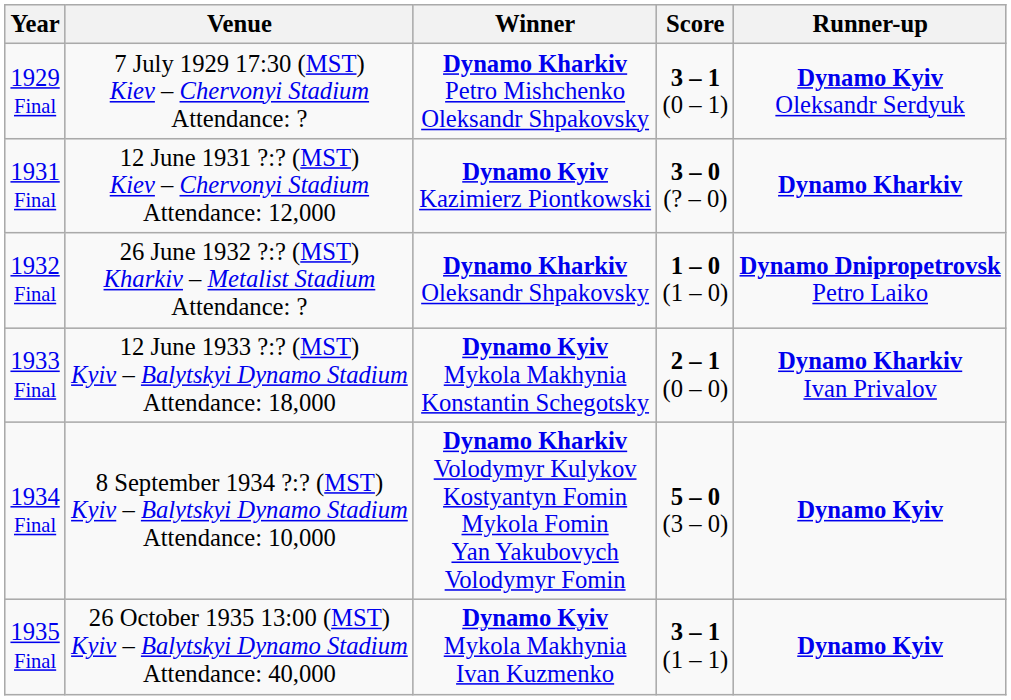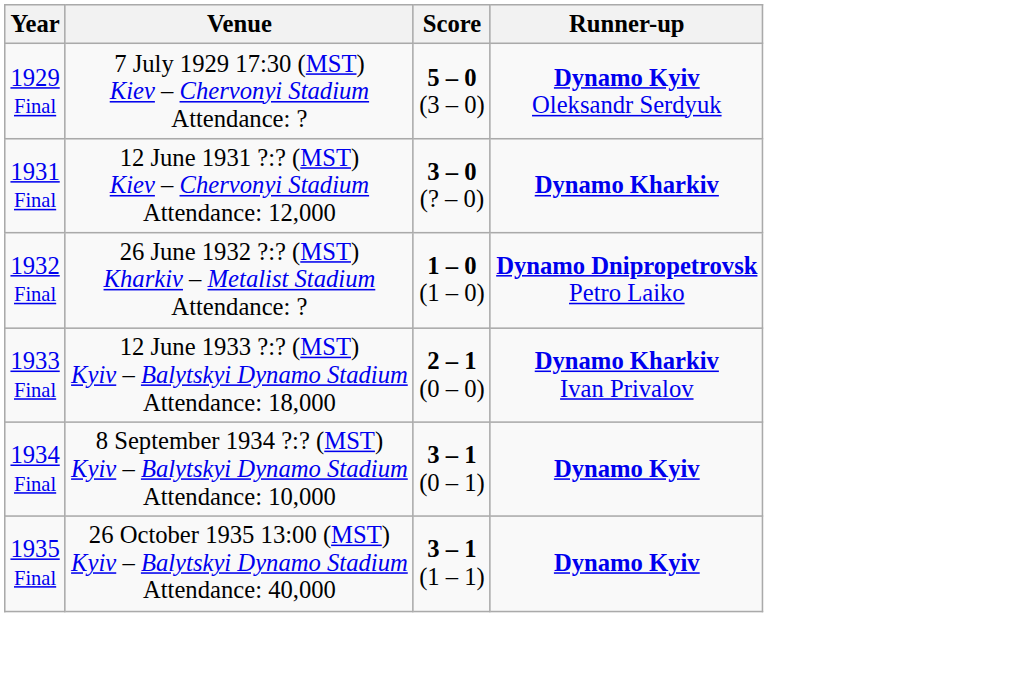- column: (535, 24)
(695, 90) 3 – 1 (0 – 1) -> (452, 90) 5 – 0 (3 – 0)
(695, 510) 5 – 0 (3 – 0) -> (452, 468) 3 – 1 (0 – 1)
